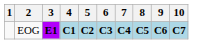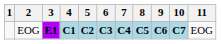+ column: (202, 13)
